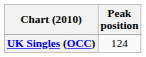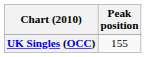(119, 43) 124 -> (119, 43) 155
